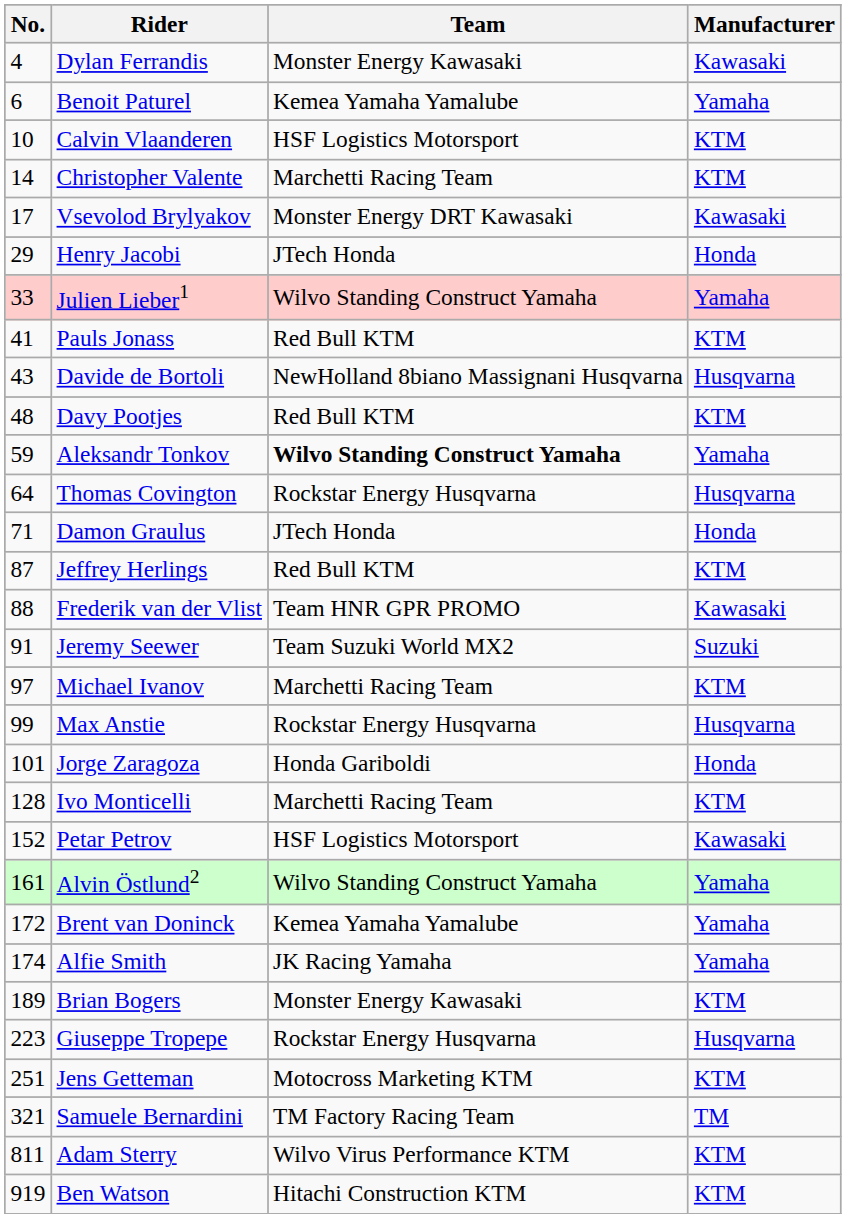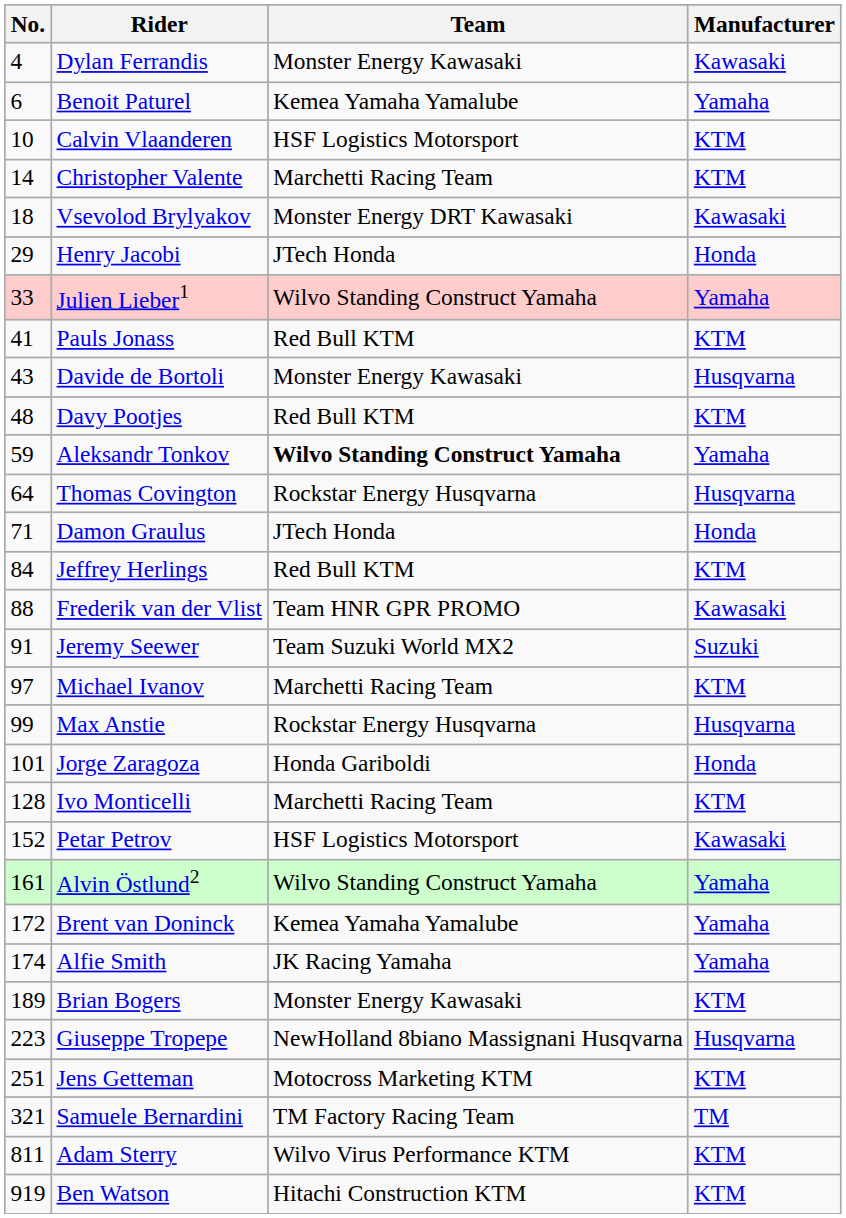(22, 216) 17 -> (22, 216) 18
(478, 376) NewHolland 8biano Massignani Husqvarna -> (398, 376) Monster Energy Kawasaki
(22, 569) 87 -> (22, 569) 84
(405, 1038) Rockstar Energy Husqvarna -> (478, 1038) NewHolland 8biano Massignani Husqvarna
